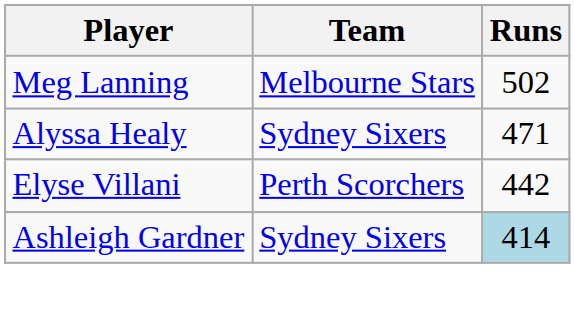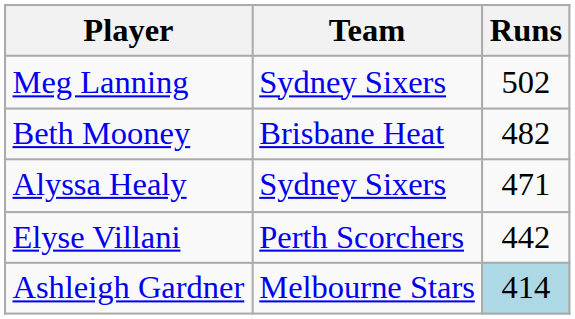(367, 81) Melbourne Stars -> (353, 81) Sydney Sixers
+ row: (101, 133)
(353, 236) Sydney Sixers -> (367, 287) Melbourne Stars
